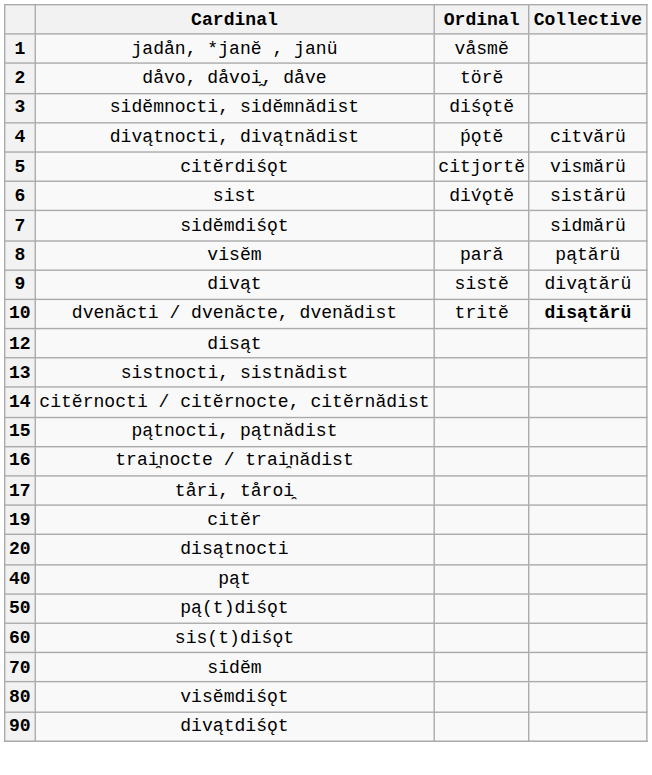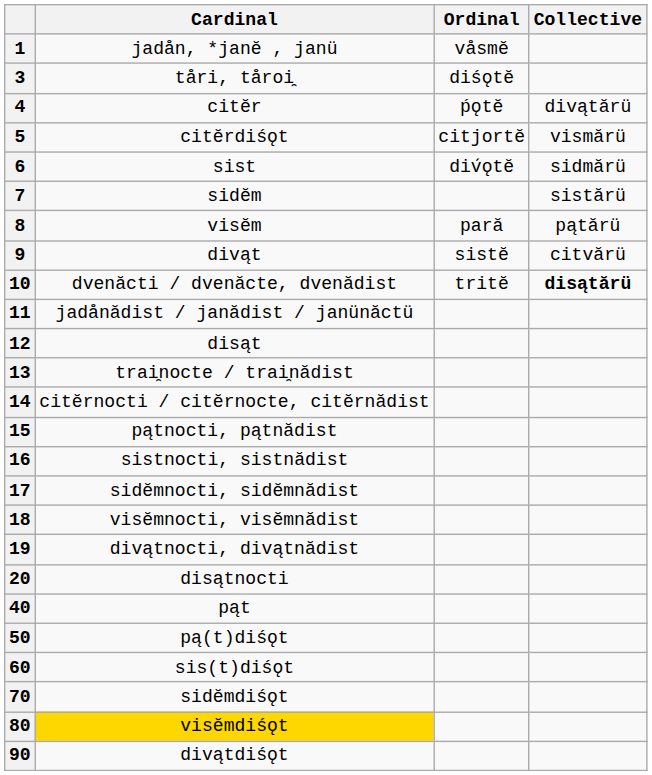- row: (20, 78)
(234, 108) sidĕmnocti, sidĕmnădist -> (234, 78) tåri, tåroi̯
(234, 137) divątnocti, divątnădist -> (234, 108) citĕr
(588, 137) citvărü -> (588, 108) divątărü
(588, 196) sistărü -> (588, 167) sidmărü
(234, 226) sidĕmdiśǫt -> (234, 196) sidĕm
(588, 226) sidmărü -> (588, 196) sistărü
(588, 284) divątărü -> (588, 255) citvărü
+ row: (20, 314)
(234, 373) sistnocti, sistnădist -> (234, 373) trai̯nocte / trai̯nădist
(234, 461) trai̯nocte / trai̯nădist -> (234, 461) sistnocti, sistnădist
(234, 491) tåri, tåroi̯ -> (234, 491) sidĕmnocti, sidĕmnădist
+ row: (20, 520)
(234, 520) citĕr -> (234, 550) divątnocti, divątnădist
(234, 667) sidĕm -> (234, 697) sidĕmdiśǫt
(234, 697) no background -> (234, 726) gold background
